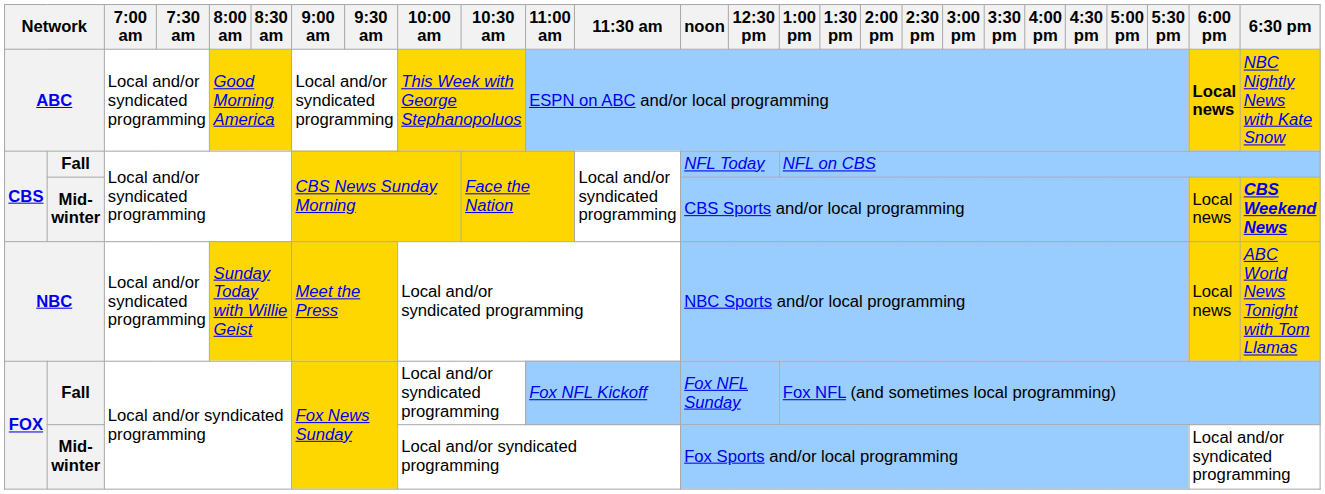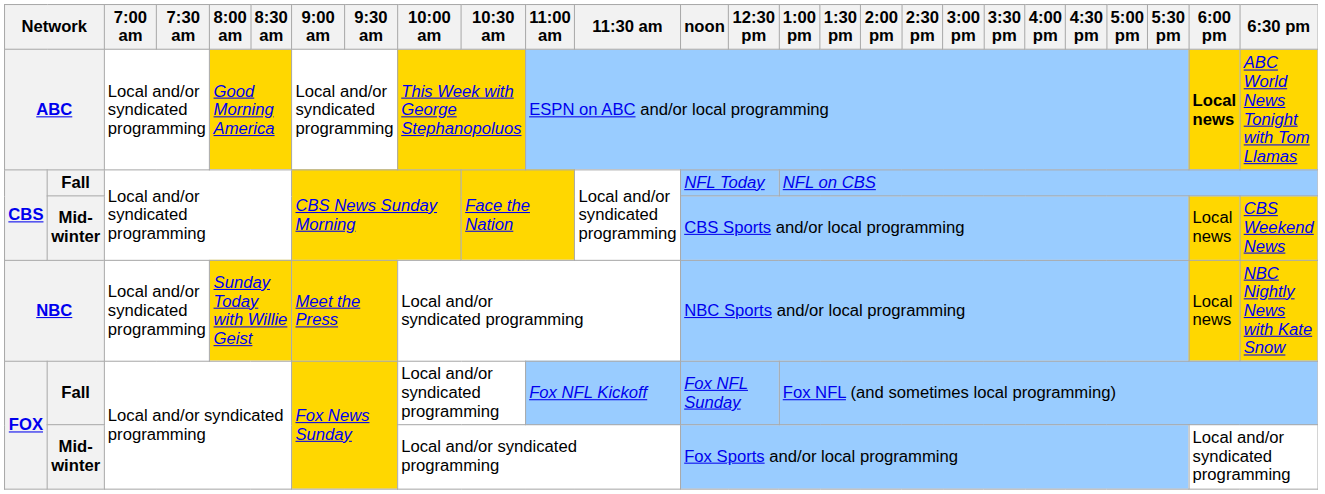(1278, 100) NBC Nightly News with Kate Snow -> (1277, 109) ABC World News Tonight with Tom Llamas
(1280, 209) bold -> (1279, 227) normal
(1277, 301) ABC World News Tonight with Tom Llamas -> (1278, 310) NBC Nightly News with Kate Snow
